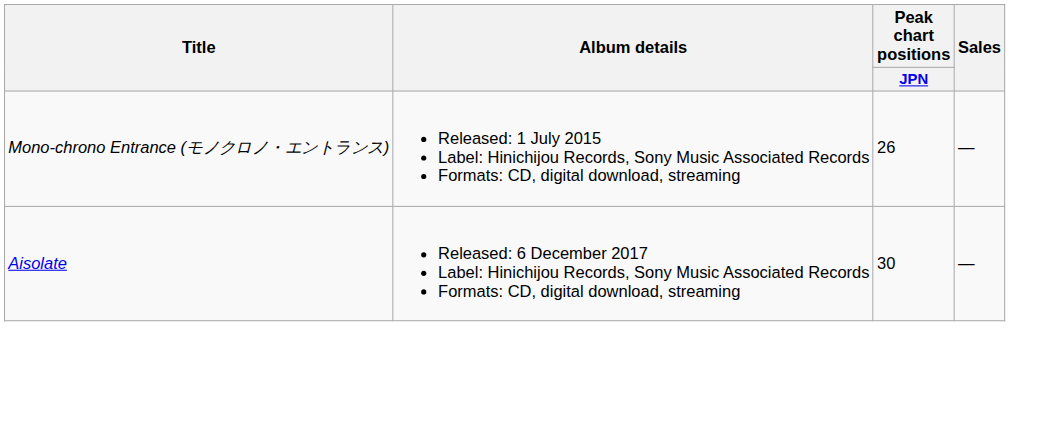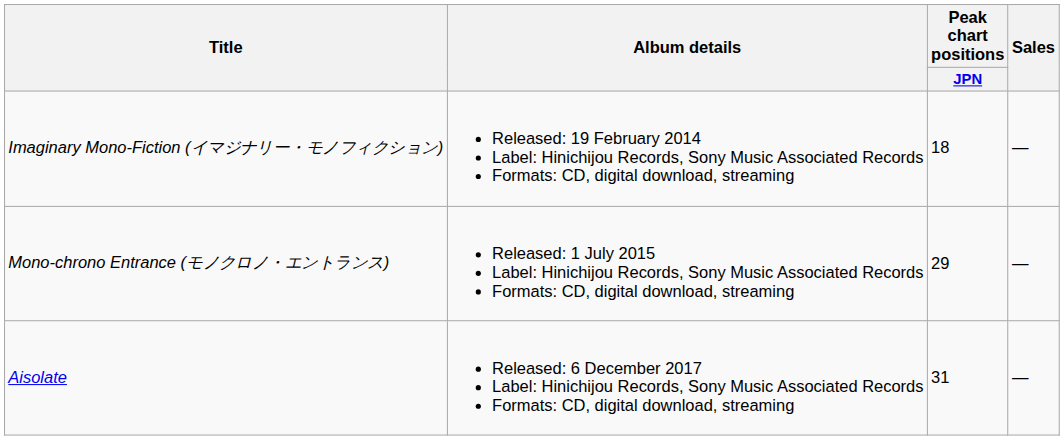+ row: (226, 147)
(886, 148) 26 -> (940, 263) 29
(886, 263) 30 -> (940, 377) 31
